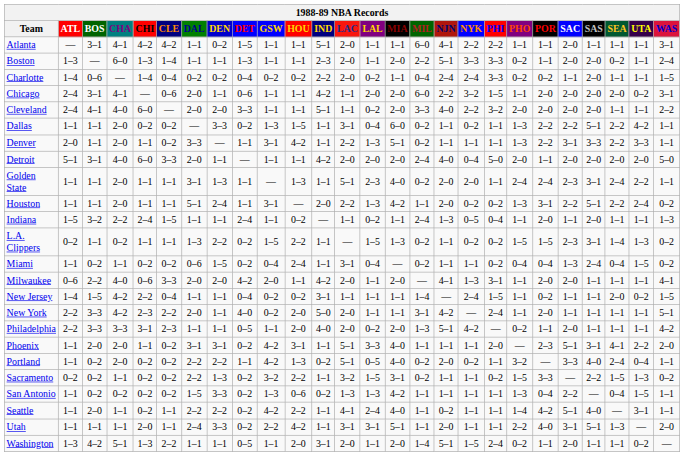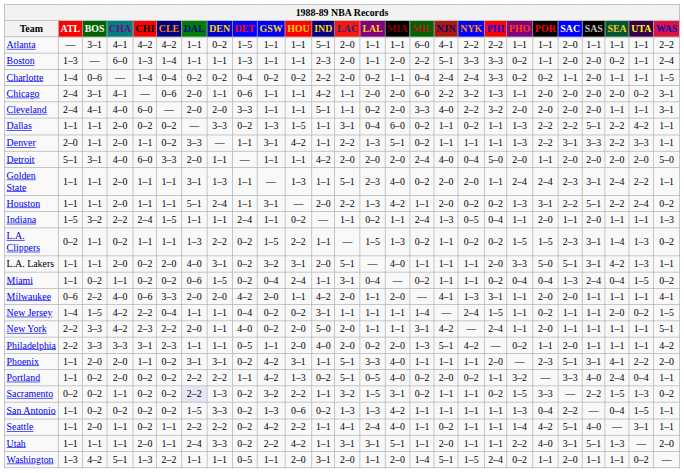(667, 45) 3–1 -> (667, 45) 2–2
(496, 94) 1–5 -> (496, 94) 1–3
(667, 110) 2–2 -> (667, 110) 3–1
+ row: (30, 264)
(194, 378) no background -> (194, 394) lavender background
